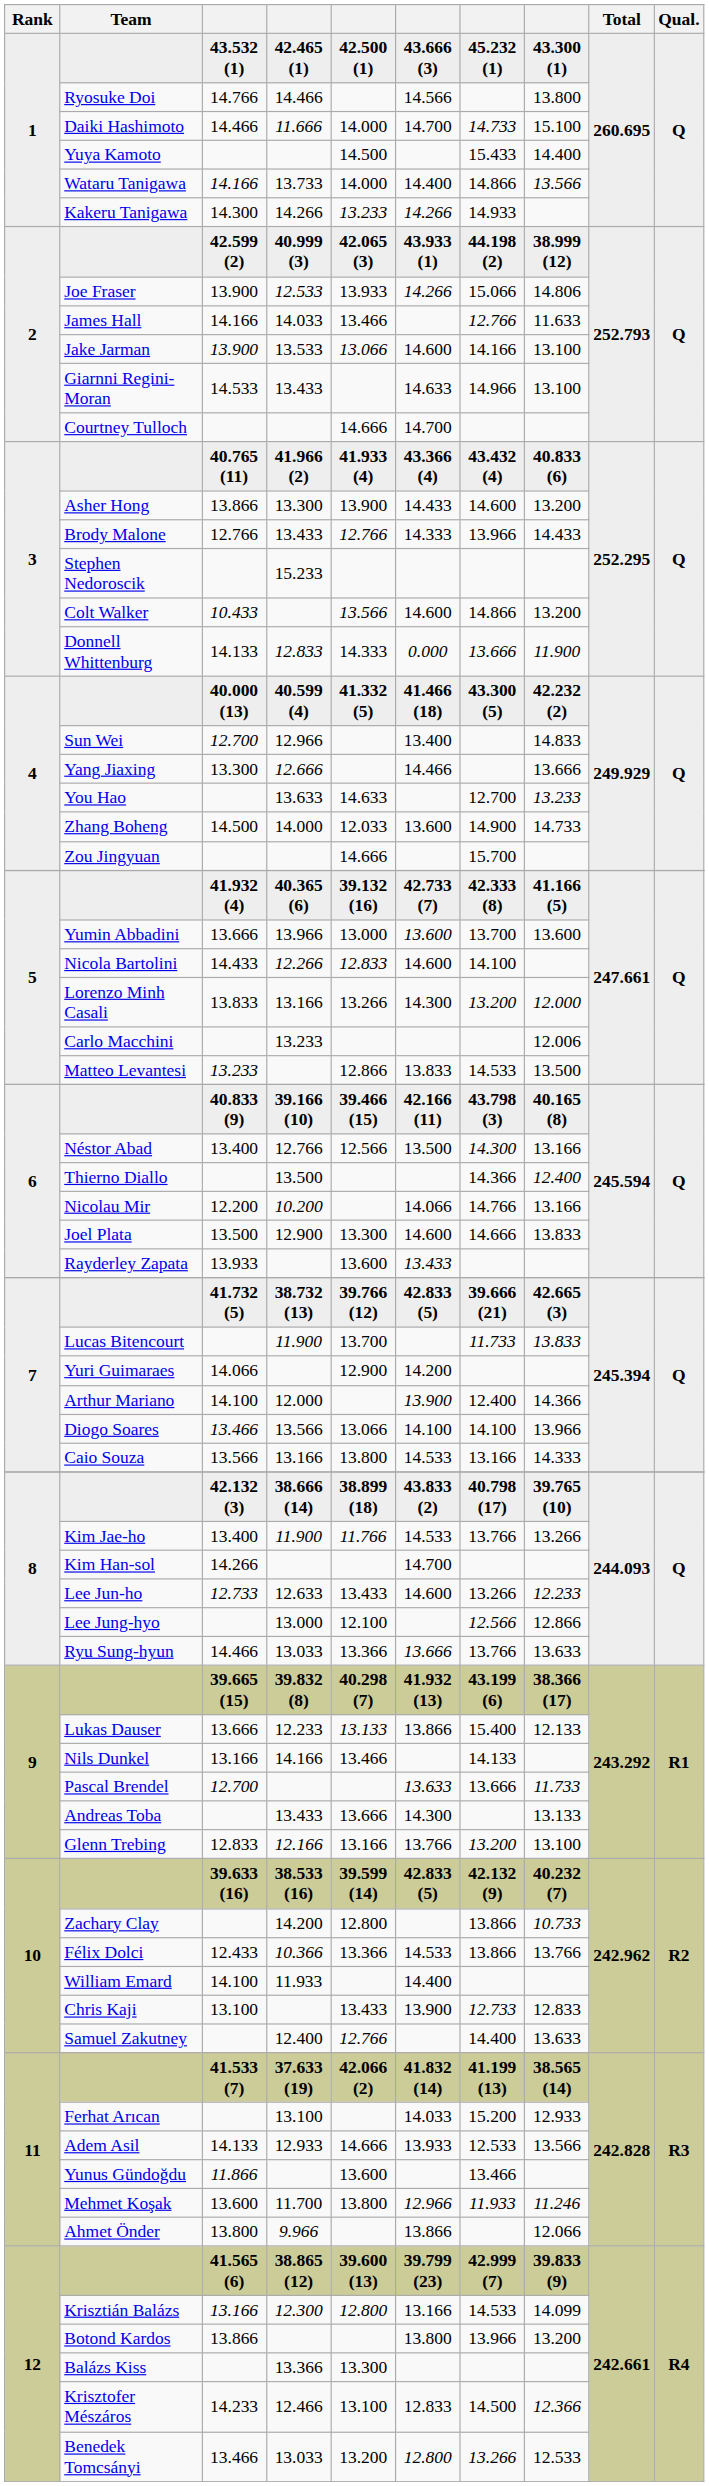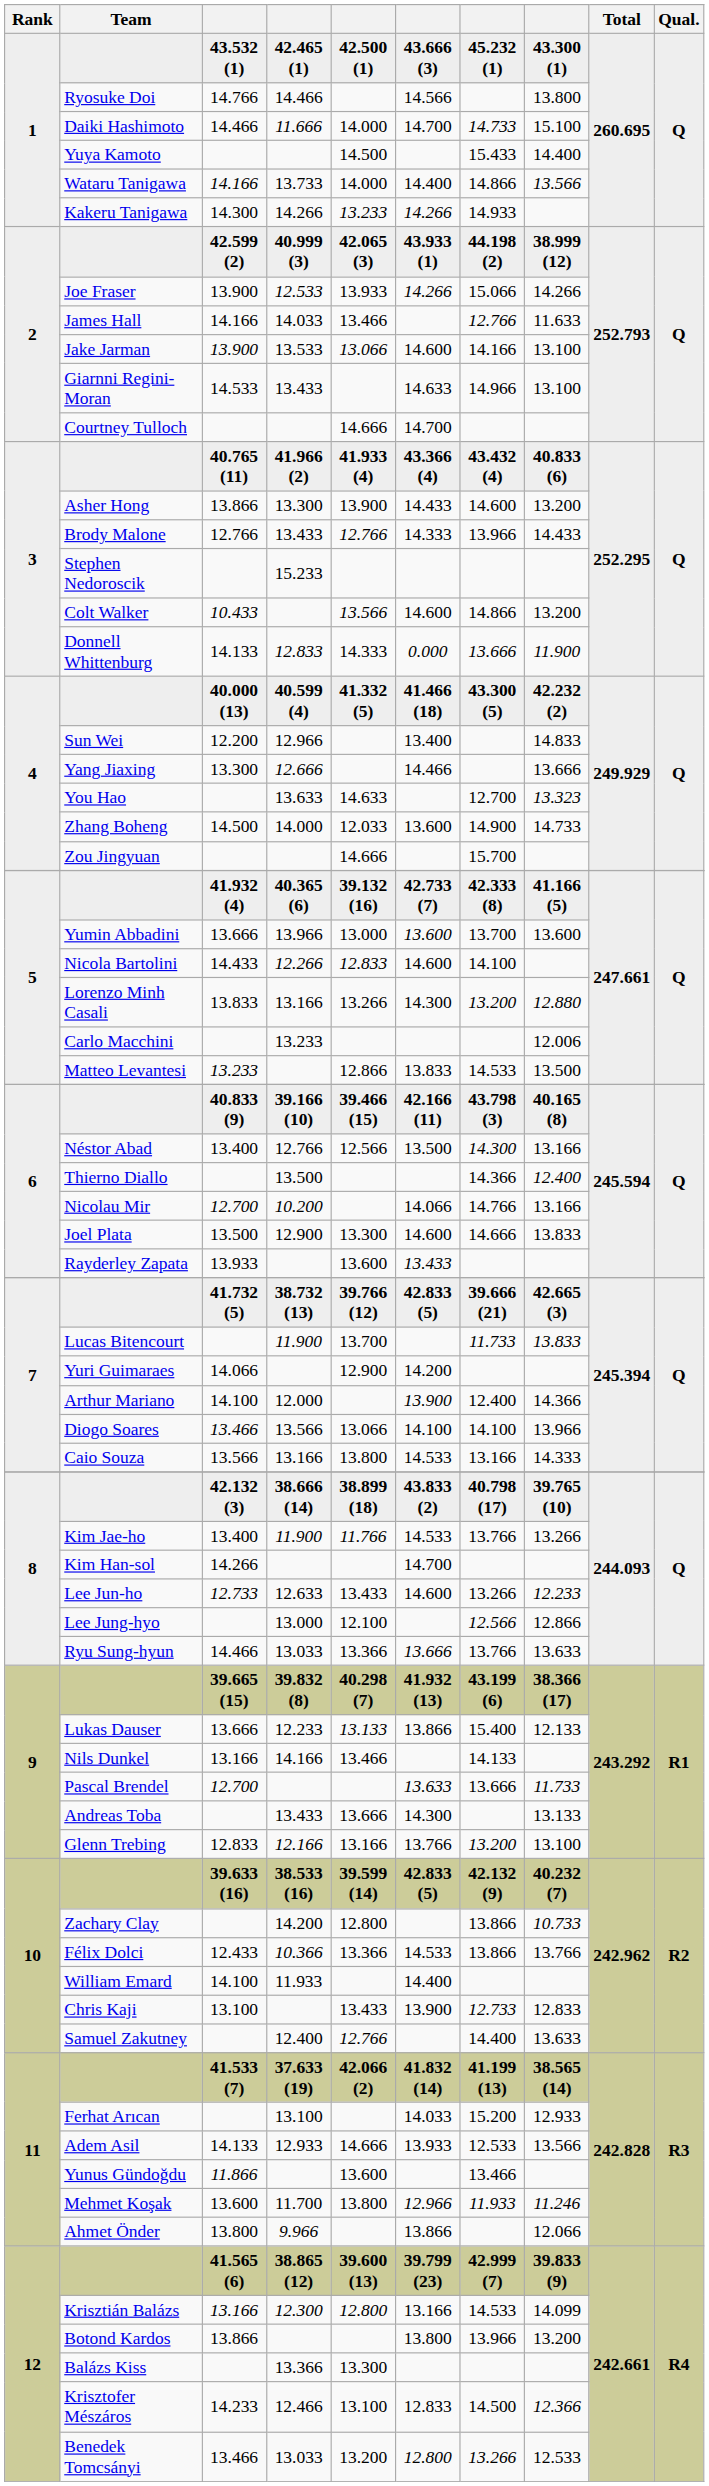(557, 291) 14.806 -> (557, 291) 14.266
(234, 740) 12.700 -> (234, 740) 12.200
(557, 798) 13.233 -> (557, 798) 13.323
(557, 1002) 12.000 -> (557, 1002) 12.880
(234, 1206) 12.200 -> (234, 1206) 12.700
